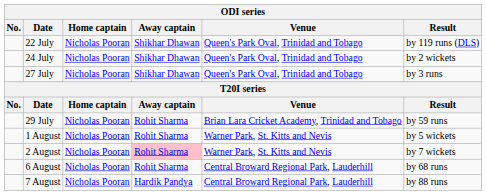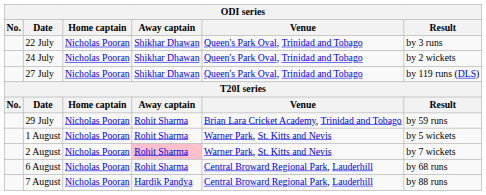(443, 43) by 119 runs (DLS) -> (424, 43) by 3 runs
(424, 74) by 3 runs -> (443, 74) by 119 runs (DLS)
